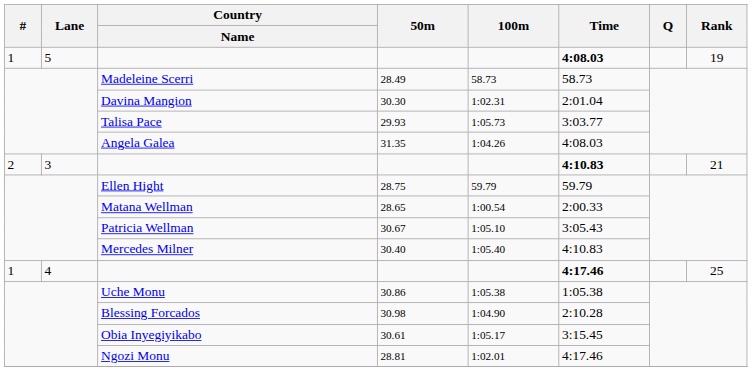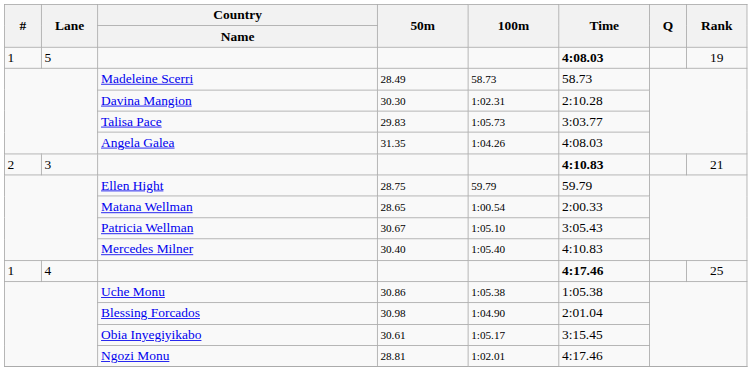(582, 100) 2:01.04 -> (582, 100) 2:10.28
(393, 122) 29.93 -> (393, 122) 29.83
(582, 313) 2:10.28 -> (582, 313) 2:01.04
